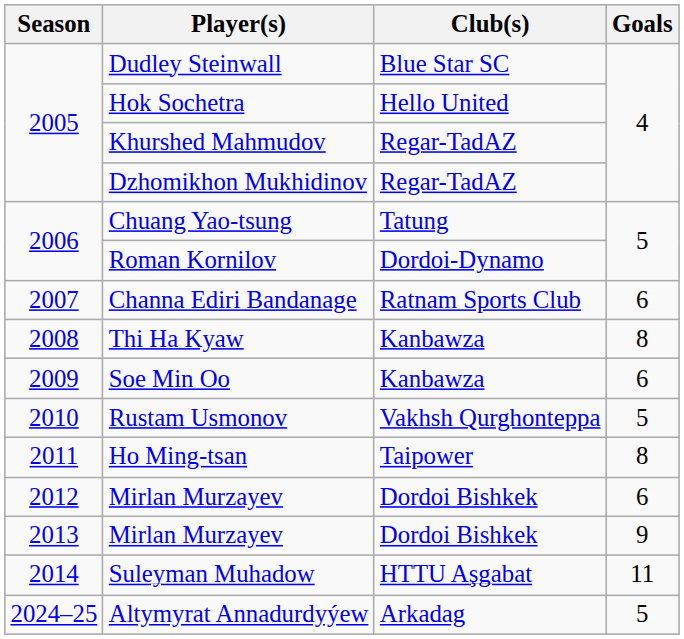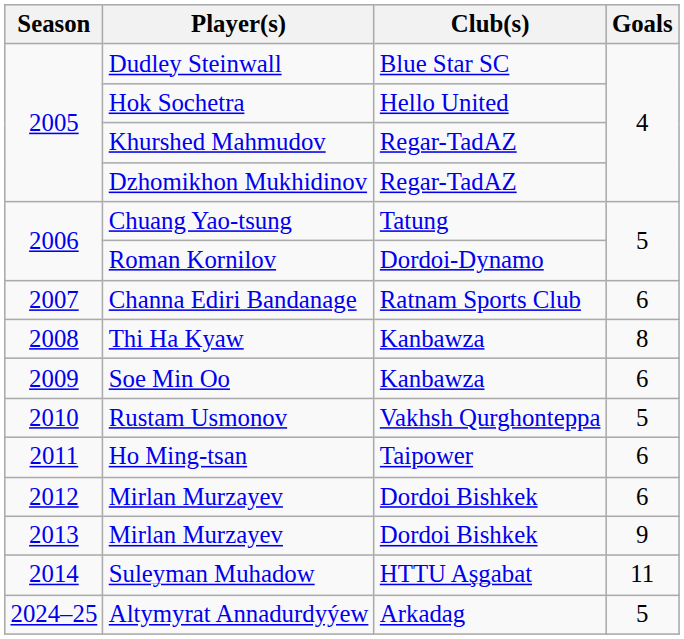(642, 456) 8 -> (642, 456) 6
